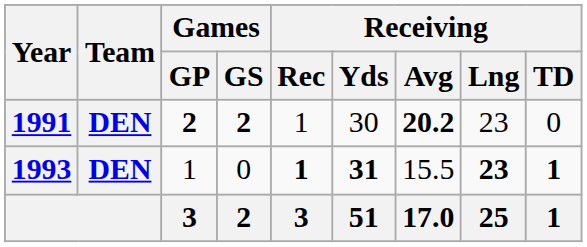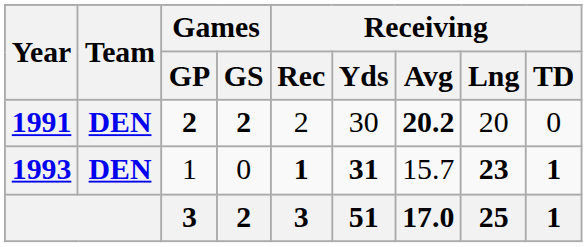(301, 122) 1 -> (301, 122) 2
(494, 122) 23 -> (494, 122) 20
(428, 169) 15.5 -> (428, 169) 15.7
